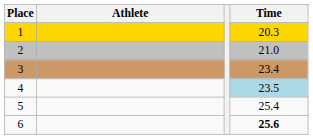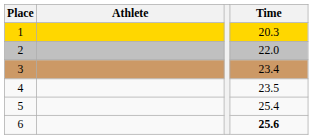(269, 50) 21.0 -> (269, 50) 22.0
(269, 87) lightblue background -> (269, 87) no background
